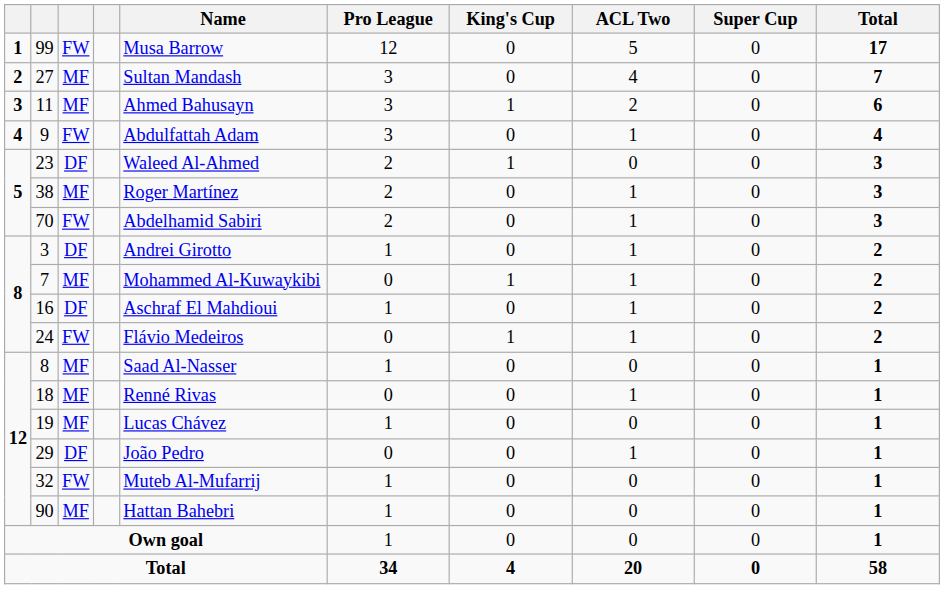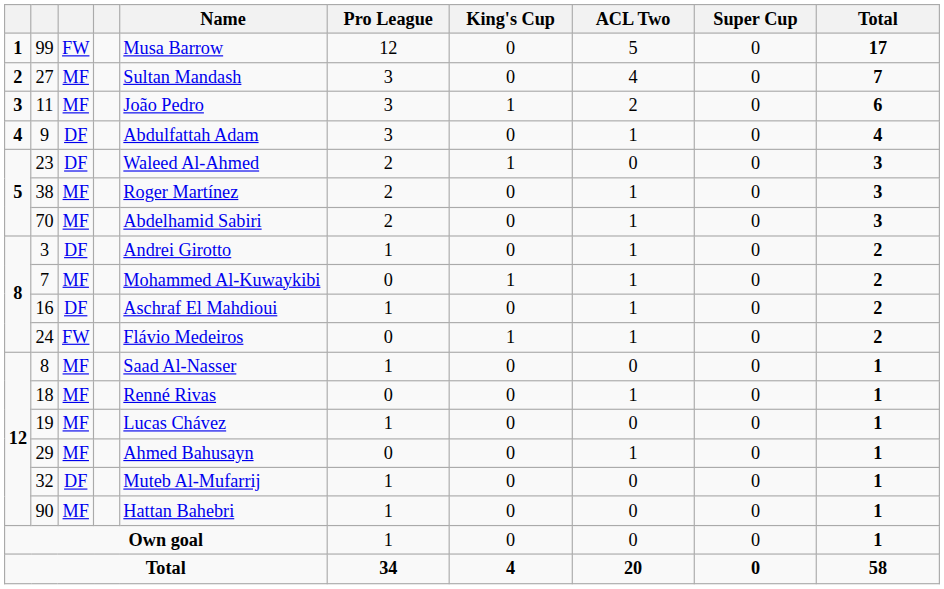(188, 105) Ahmed Bahusayn -> (164, 105) João Pedro
(76, 134) FW -> (76, 134) DF
(76, 221) FW -> (76, 221) MF
(76, 452) DF -> (76, 452) MF
(164, 452) João Pedro -> (188, 452) Ahmed Bahusayn
(76, 481) FW -> (76, 481) DF
